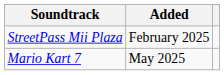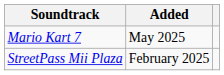rows swapped: (44, 59) <-> (65, 37)
